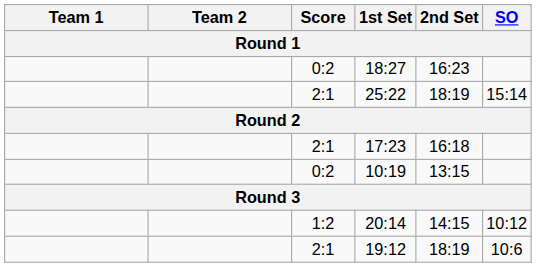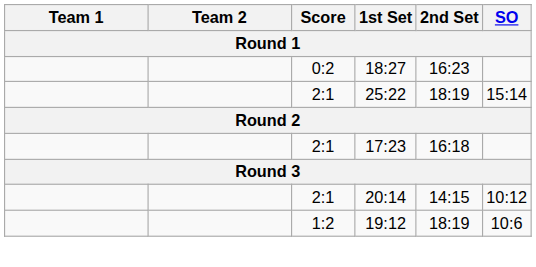- row: (386, 172)
(323, 223) 1:2 -> (323, 198) 2:1
(323, 249) 2:1 -> (323, 223) 1:2
